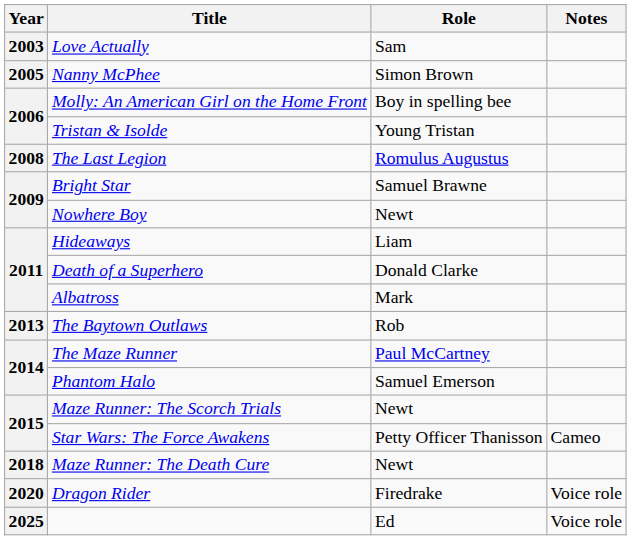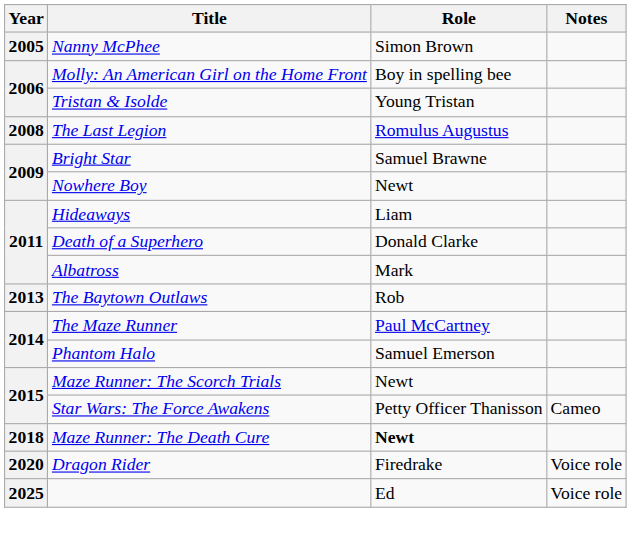- row: (100, 46)
(394, 465) normal -> (395, 437) bold
